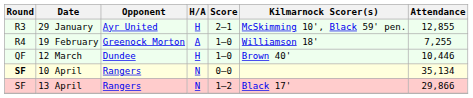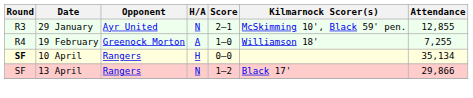(198, 27) H -> (198, 27) N
- row: (60, 56)
(198, 71) N -> (198, 56) H
